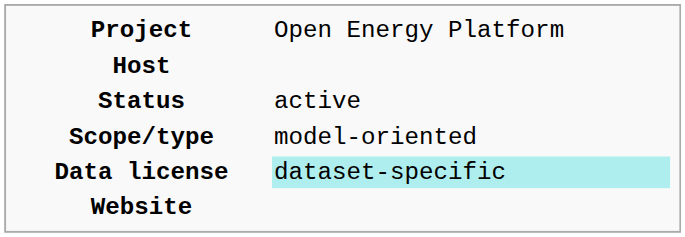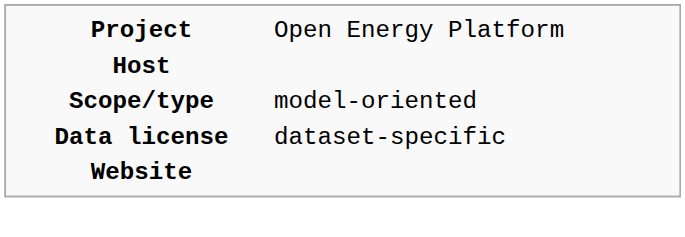- row: (141, 101)
(390, 172) paleturquoise background -> (390, 136) no background
